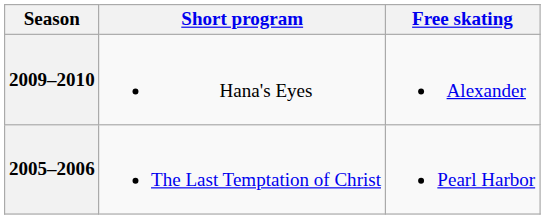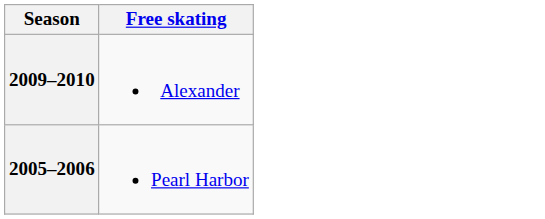- column: (242, 19)
